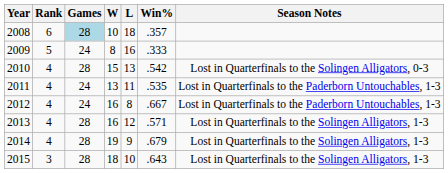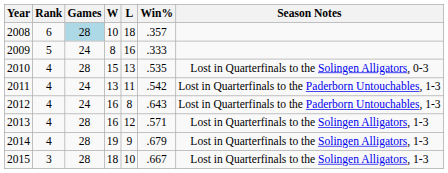(157, 68) .542 -> (157, 68) .535
(157, 86) .535 -> (157, 86) .542
(157, 104) .667 -> (157, 104) .643
(157, 159) .643 -> (157, 159) .667
